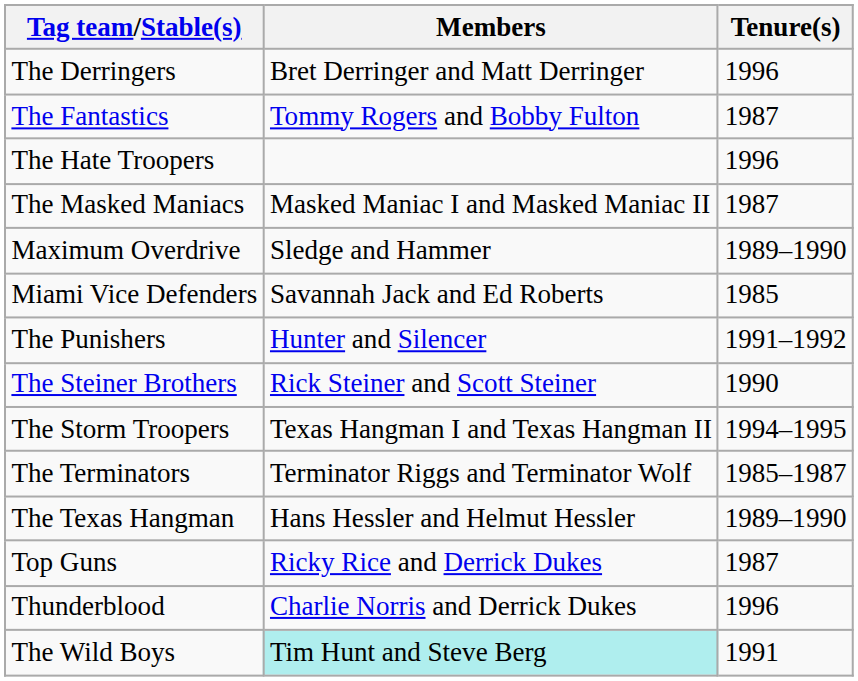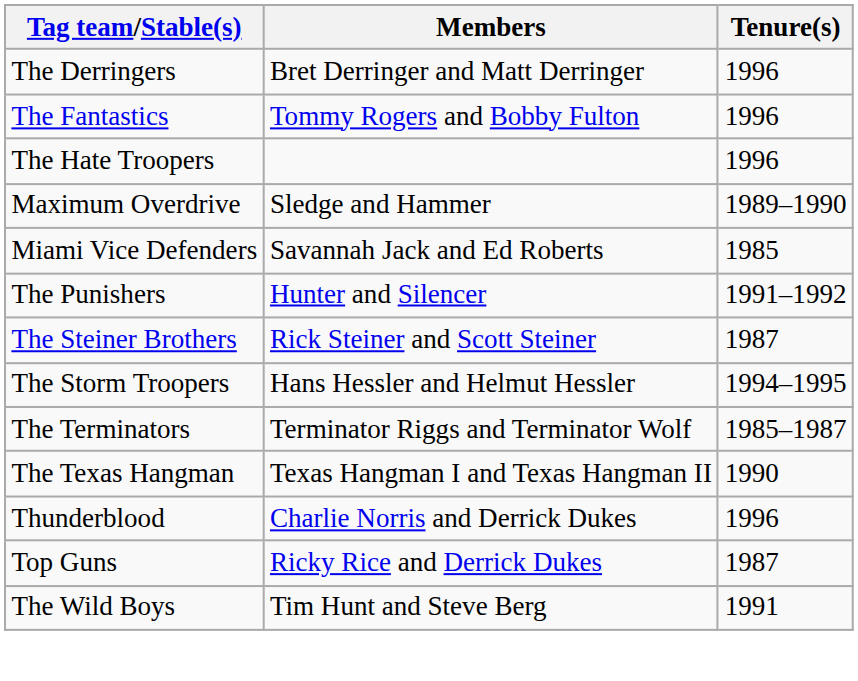(752, 115) 1987 -> (752, 115) 1996
- row: (128, 205)
(752, 383) 1990 -> (752, 338) 1987
(491, 428) Texas Hangman I and Texas Hangman II -> (453, 383) Hans Hessler and Helmut Hessler
(453, 517) Hans Hessler and Helmut Hessler -> (491, 472) Texas Hangman I and Texas Hangman II
(786, 517) 1989–1990 -> (752, 472) 1990
rows swapped: (88, 606) <-> (64, 562)
(408, 651) paleturquoise background -> (408, 606) no background
